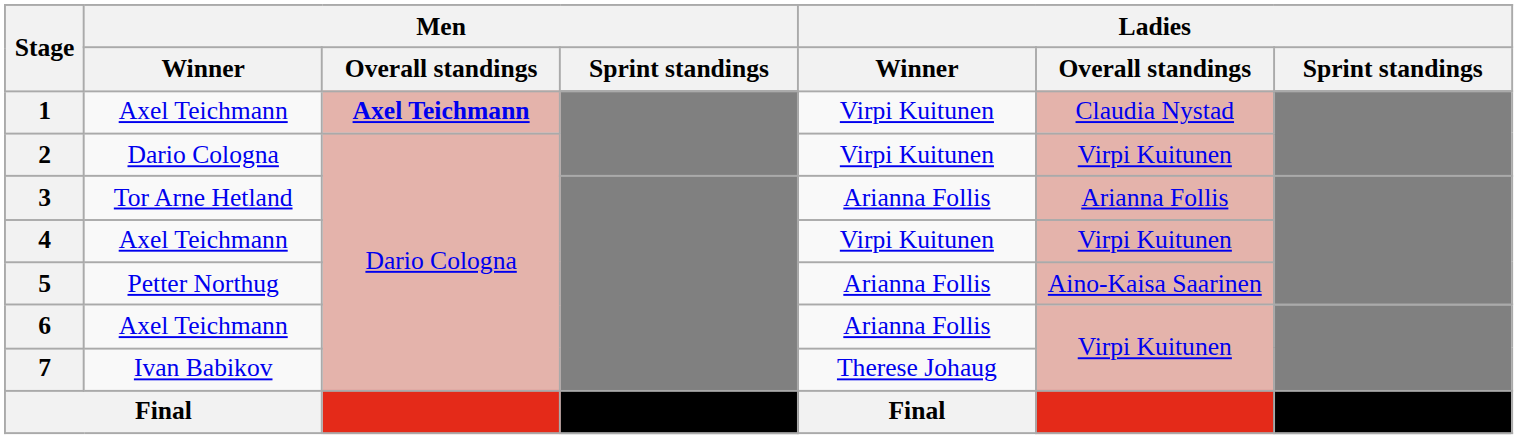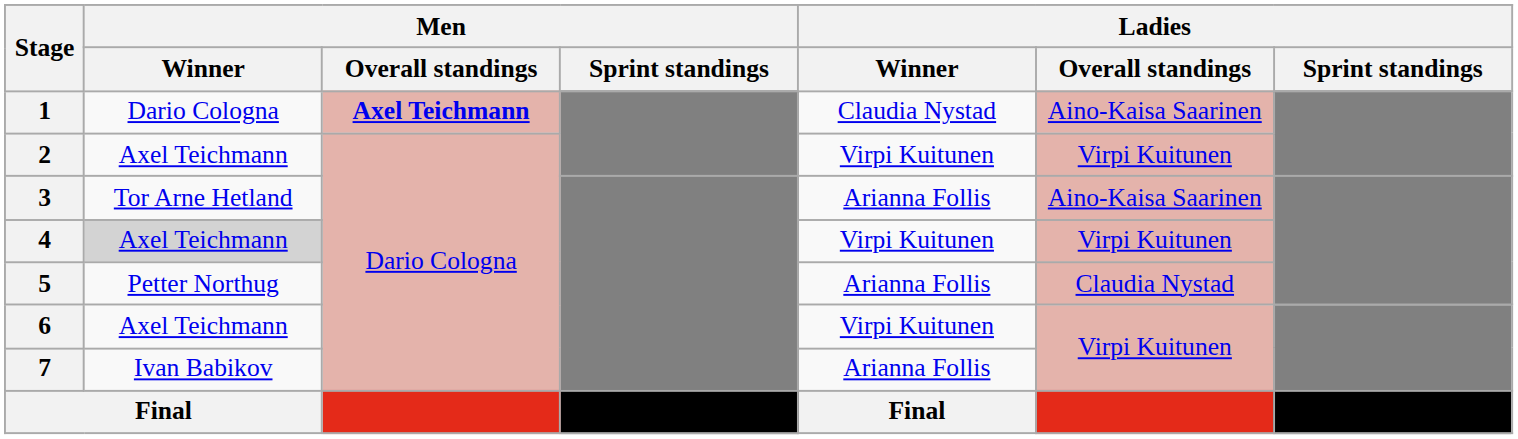(203, 111) Axel Teichmann -> (203, 111) Dario Cologna
(917, 111) Virpi Kuitunen -> (917, 111) Claudia Nystad
(1155, 111) Claudia Nystad -> (1155, 111) Aino-Kaisa Saarinen
(203, 154) Dario Cologna -> (203, 154) Axel Teichmann
(1155, 197) Arianna Follis -> (1155, 197) Aino-Kaisa Saarinen
(203, 240) no background -> (203, 240) lightgrey background
(1155, 283) Aino-Kaisa Saarinen -> (1155, 283) Claudia Nystad
(917, 326) Arianna Follis -> (917, 326) Virpi Kuitunen
(917, 368) Therese Johaug -> (917, 368) Arianna Follis
